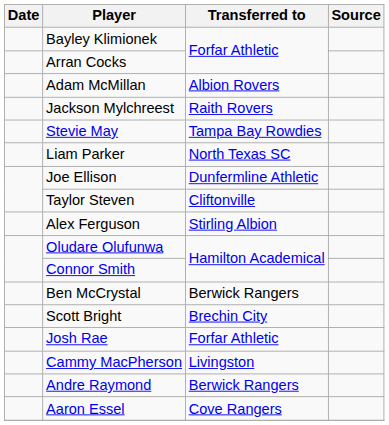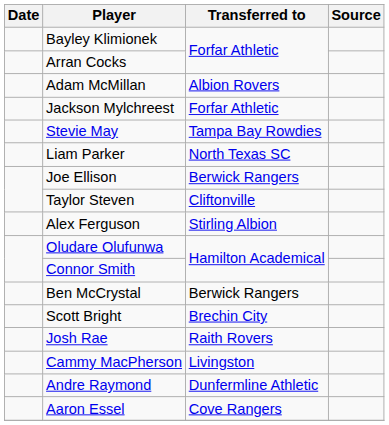(231, 108) Raith Rovers -> (234, 108) Forfar Athletic
(253, 177) Dunfermline Athletic -> (244, 177) Berwick Rangers
(234, 339) Forfar Athletic -> (231, 339) Raith Rovers
(244, 385) Berwick Rangers -> (253, 385) Dunfermline Athletic
